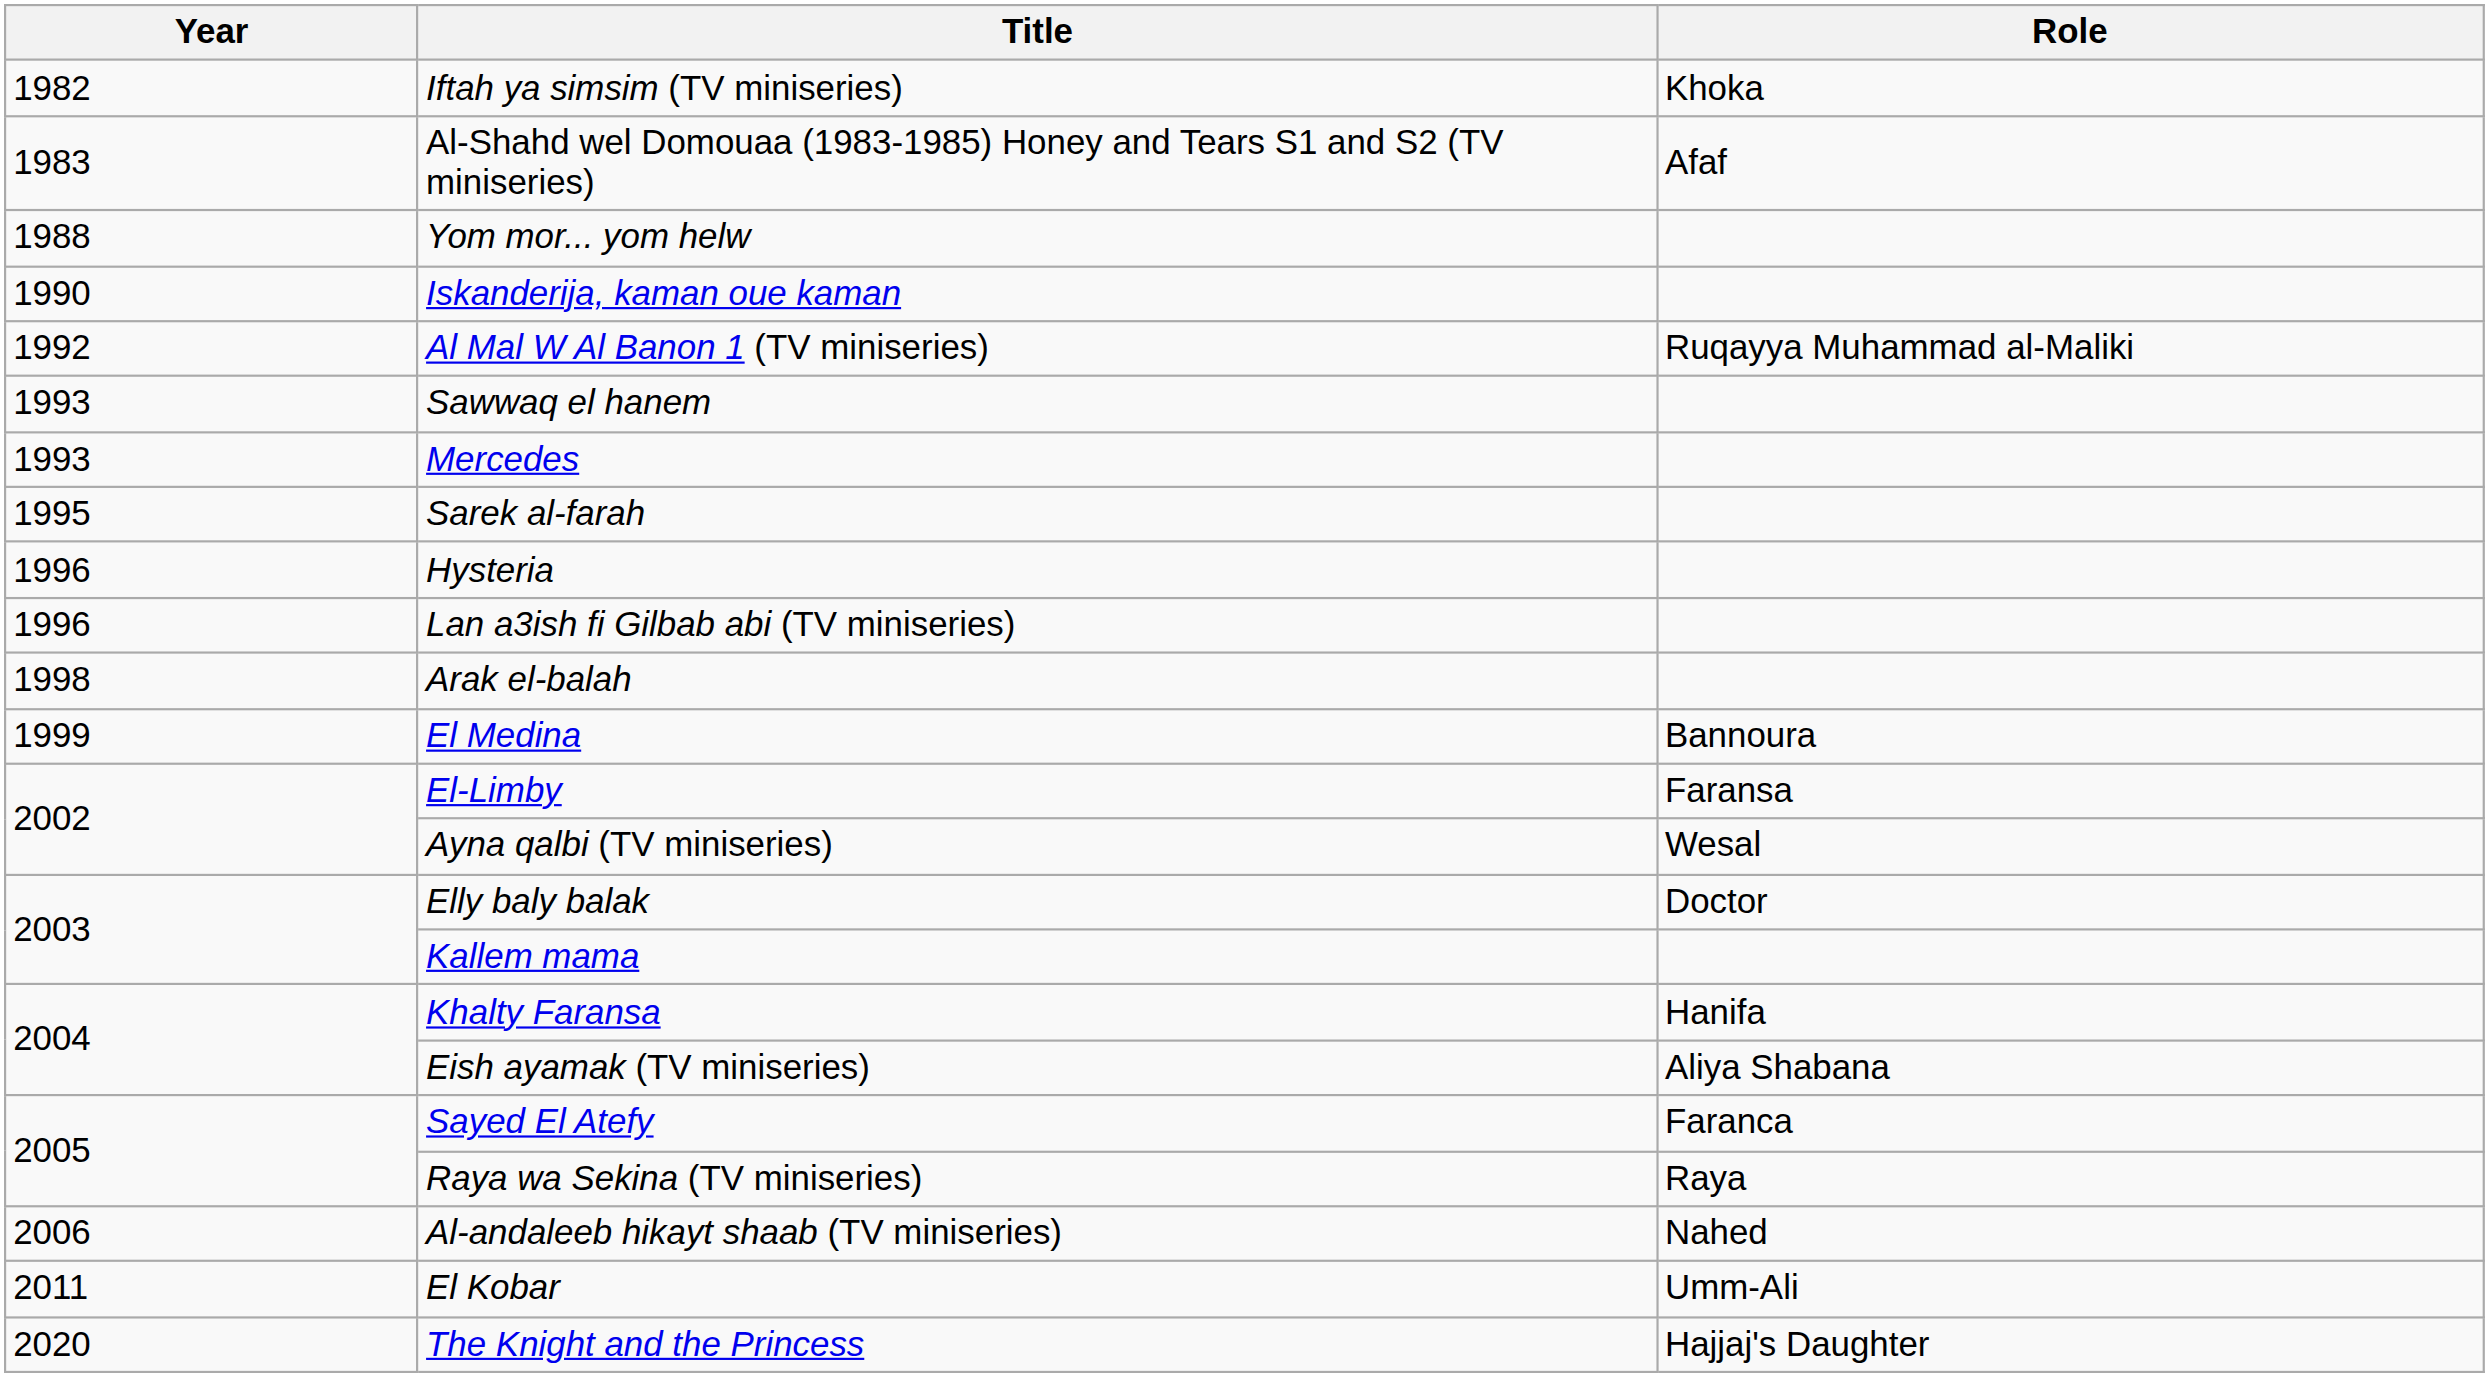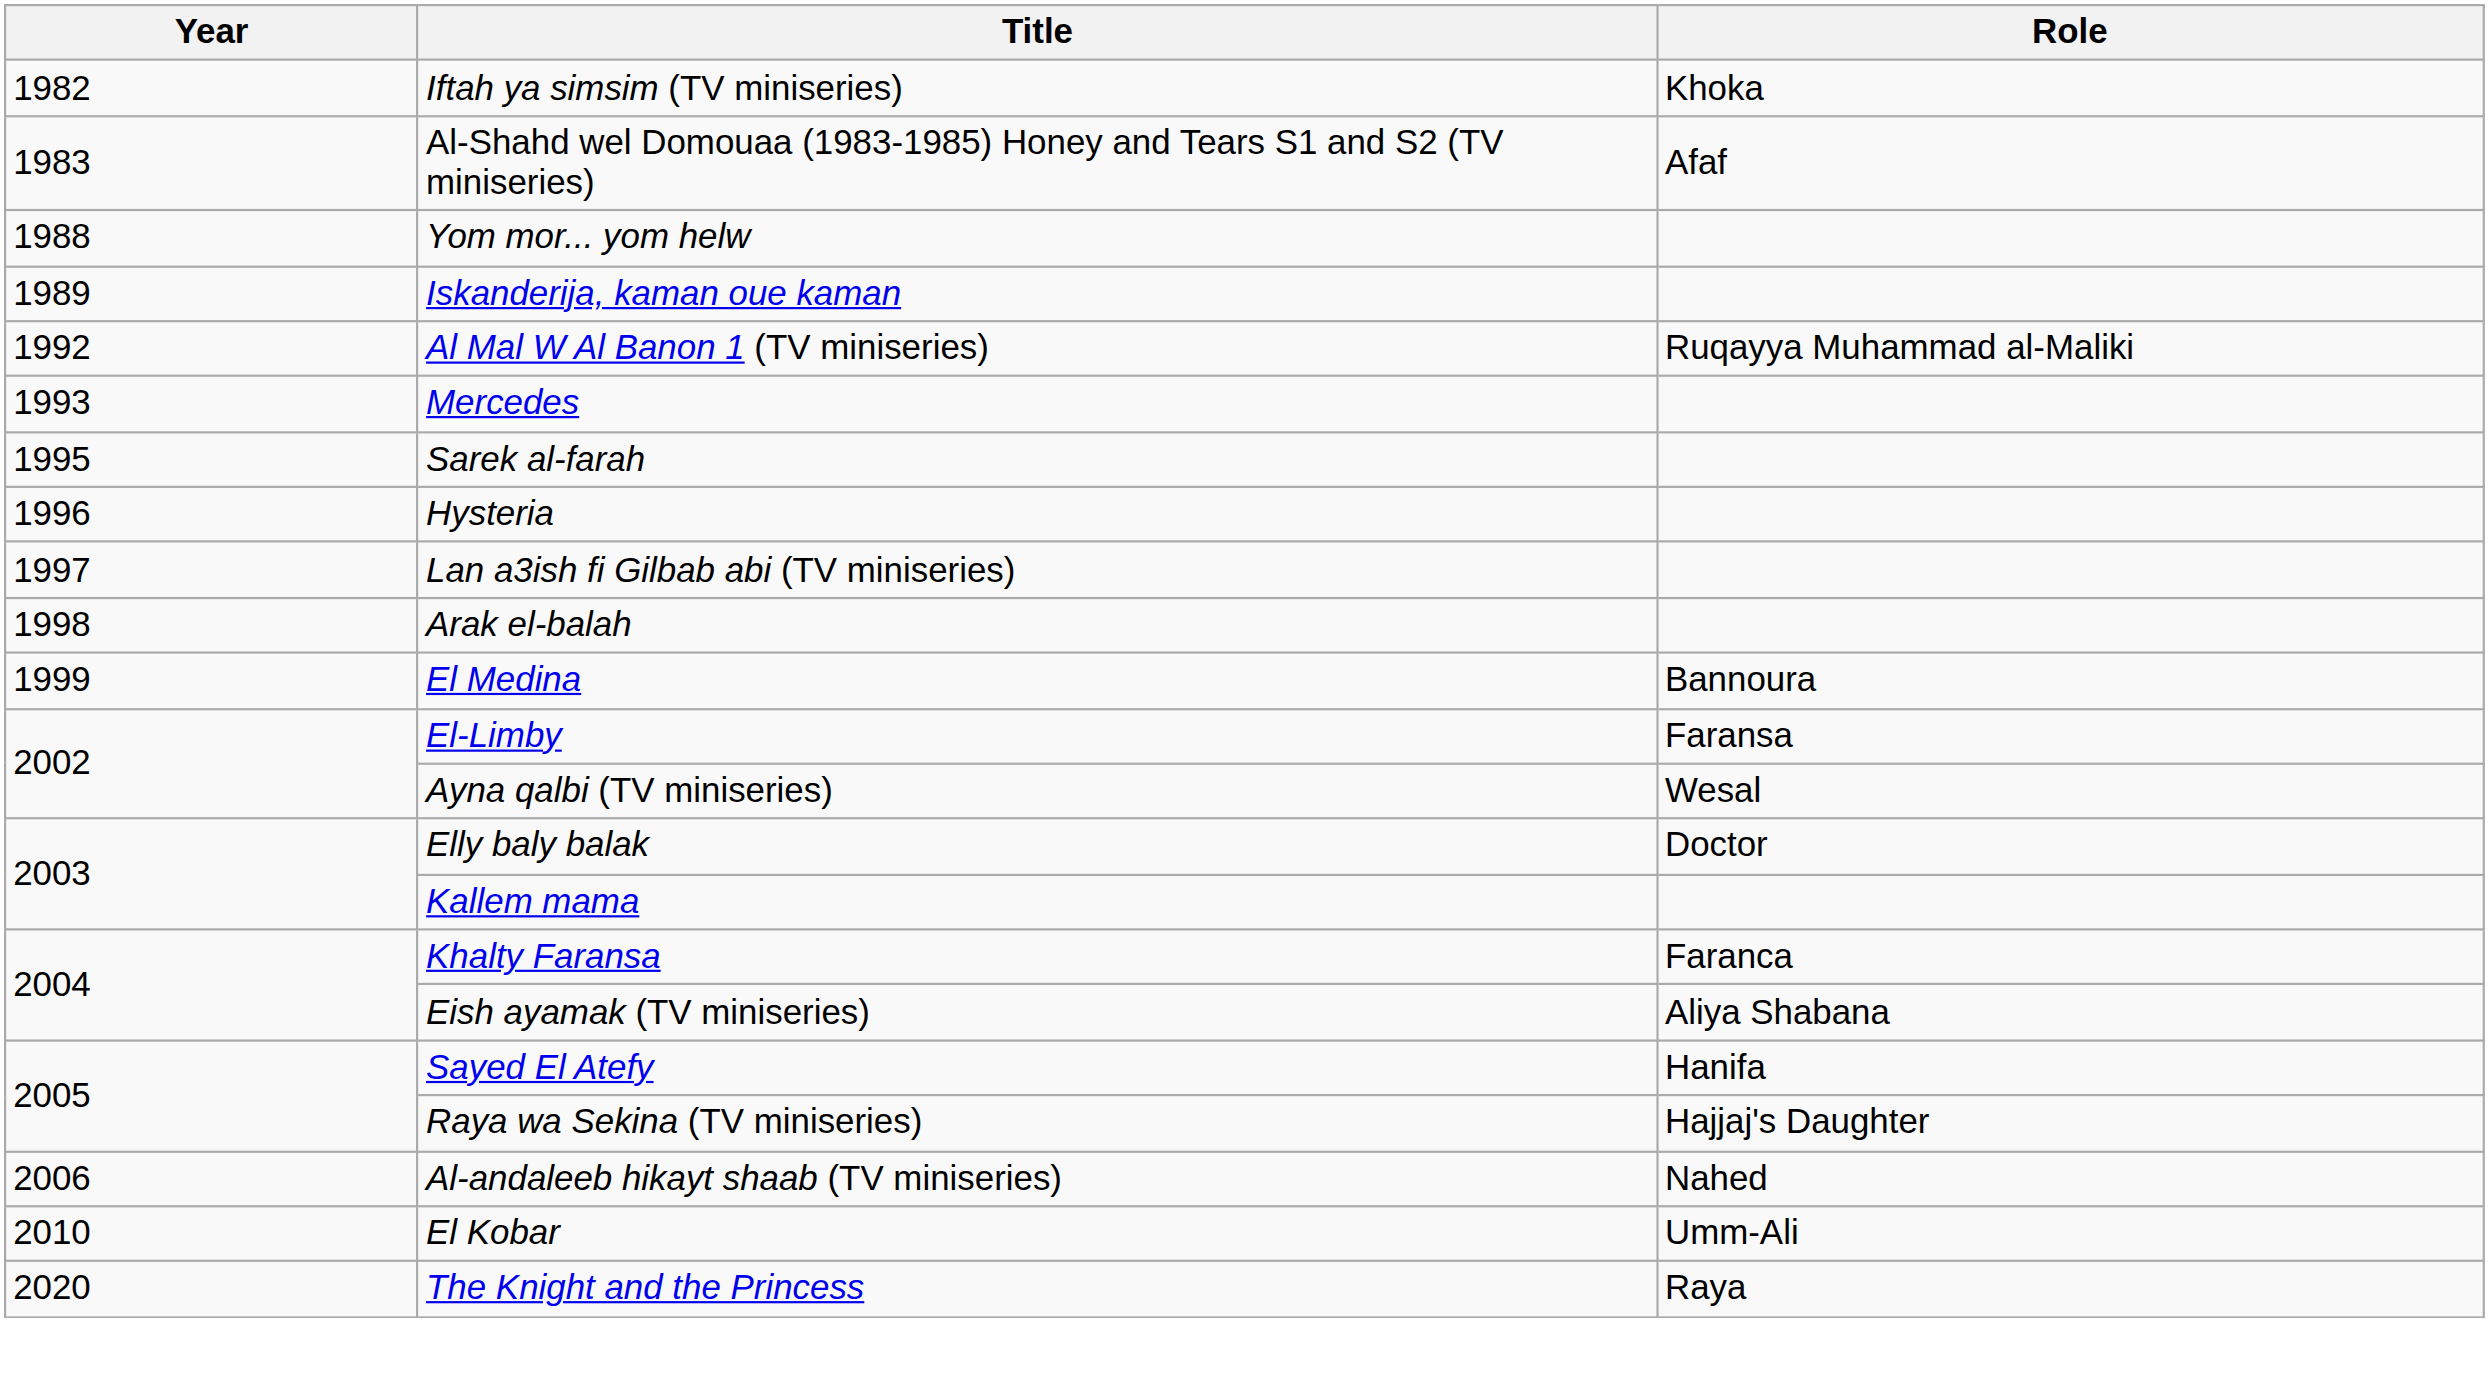(52, 292) 1990 -> (52, 292) 1989
- row: (569, 403)
(52, 624) 1996 -> (52, 569) 1997
(1715, 1011) Hanifa -> (1729, 956) Faranca
(1729, 1122) Faranca -> (1715, 1067) Hanifa
(1706, 1177) Raya -> (1797, 1122) Hajjaj's Daughter
(51, 1288) 2011 -> (52, 1233) 2010
(1797, 1343) Hajjaj's Daughter -> (1706, 1288) Raya
